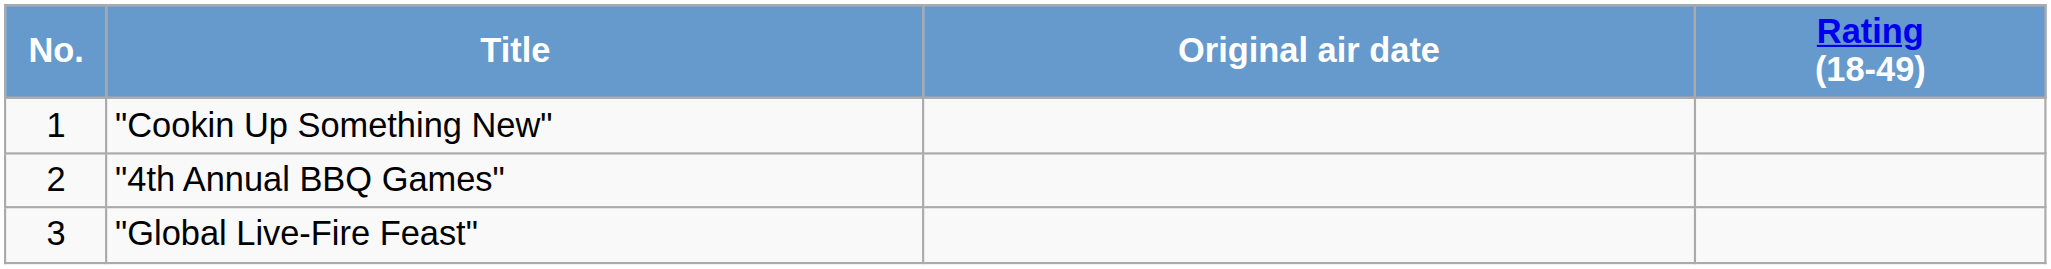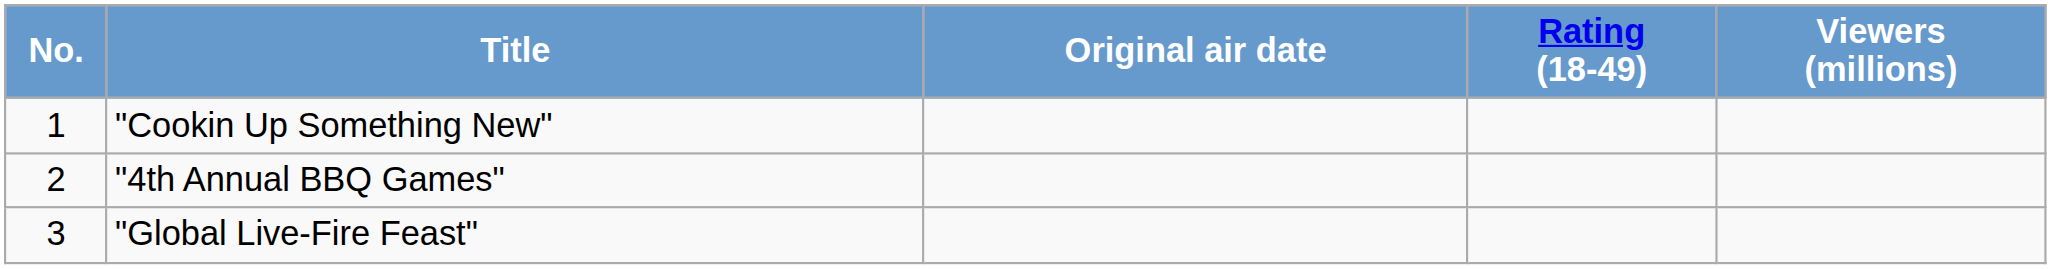+ column: (1881, 51)
